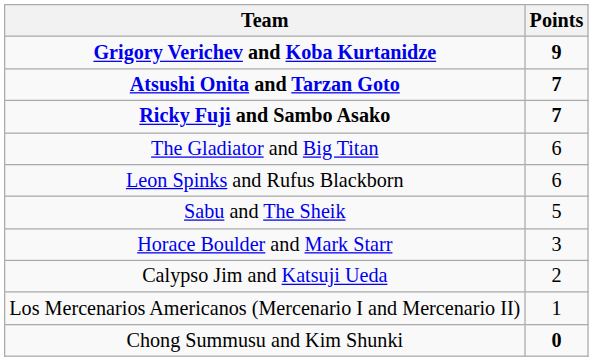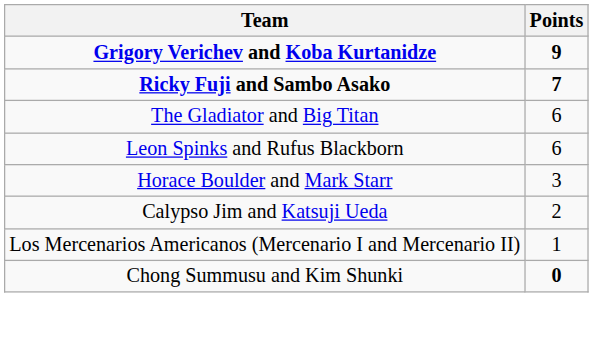- row: (265, 84)
- row: (265, 212)
